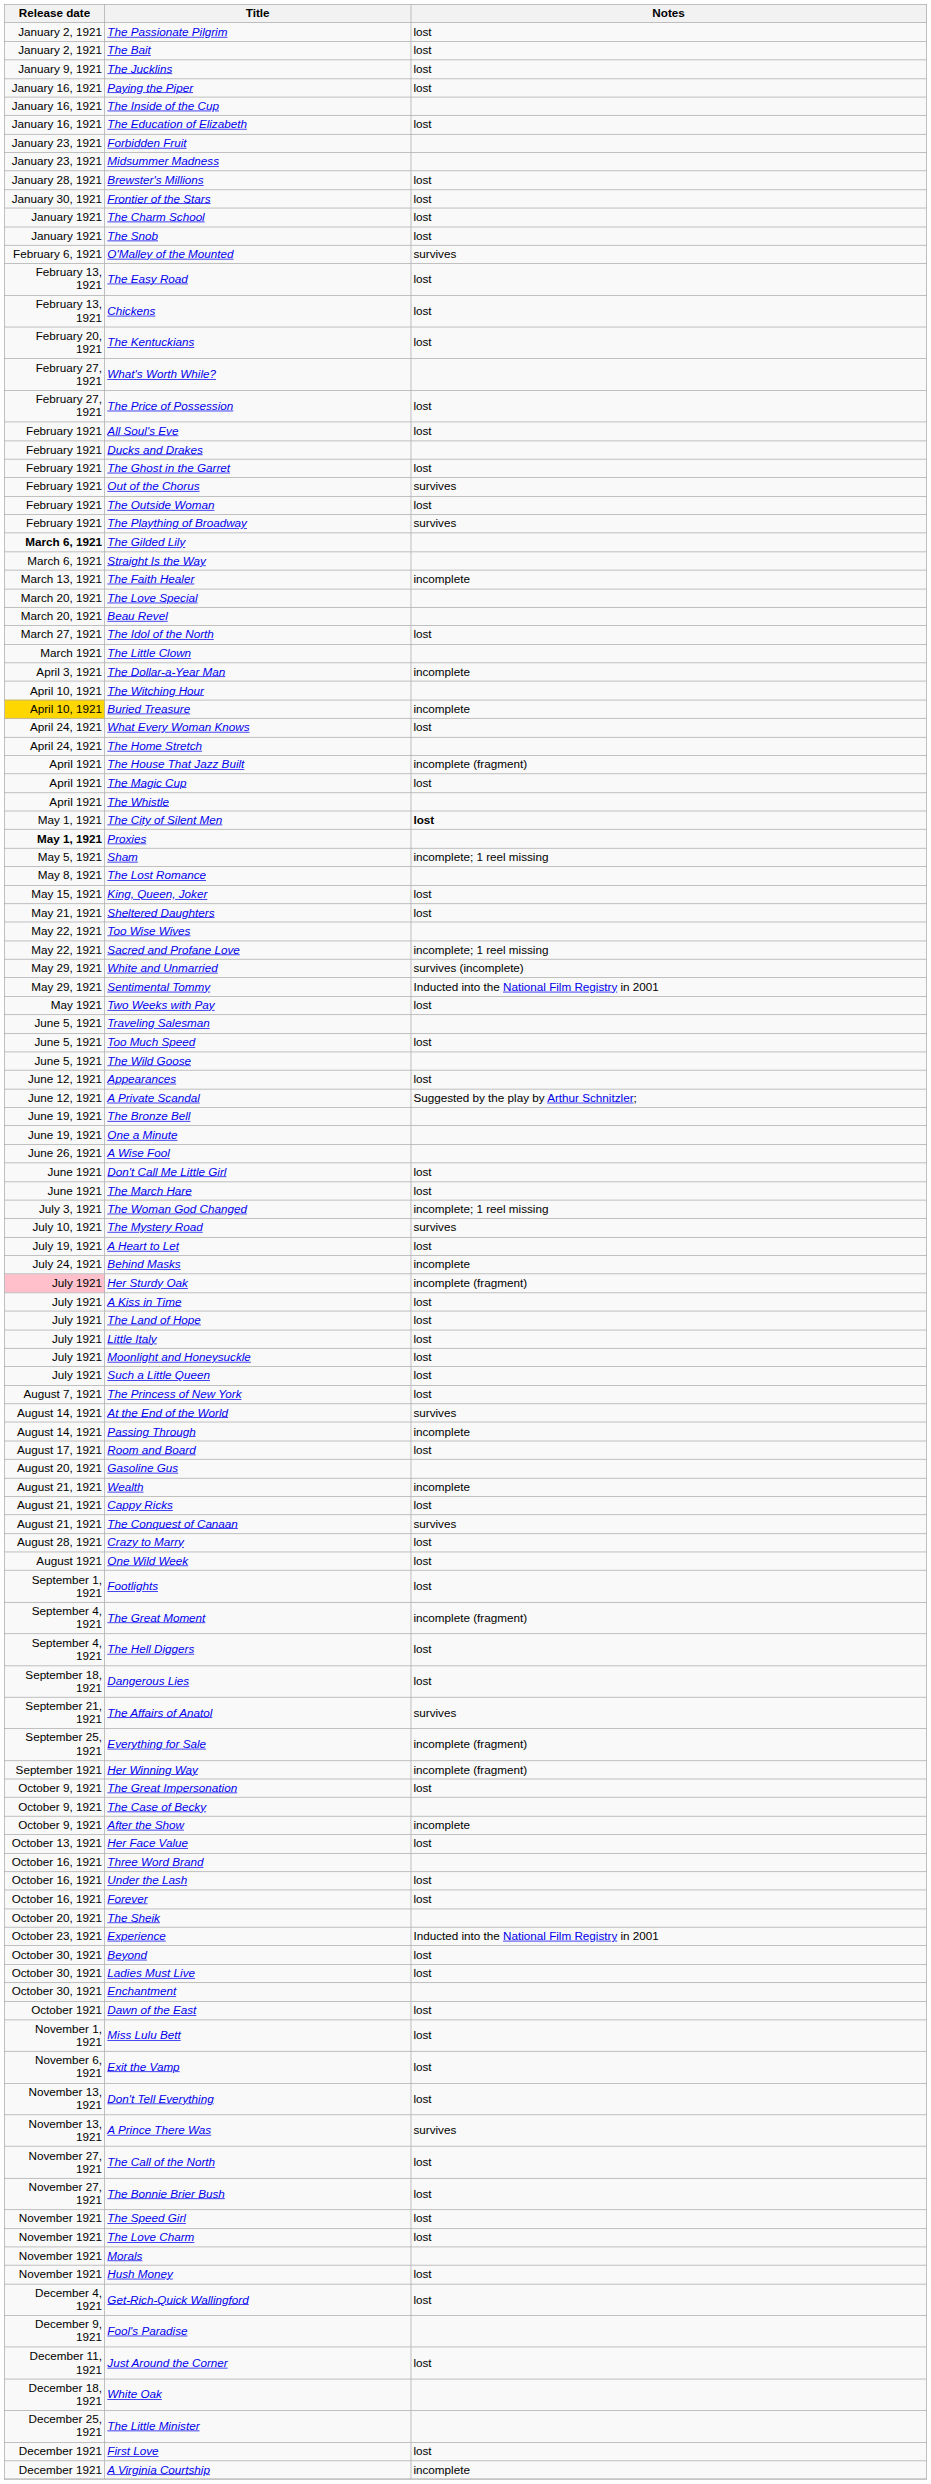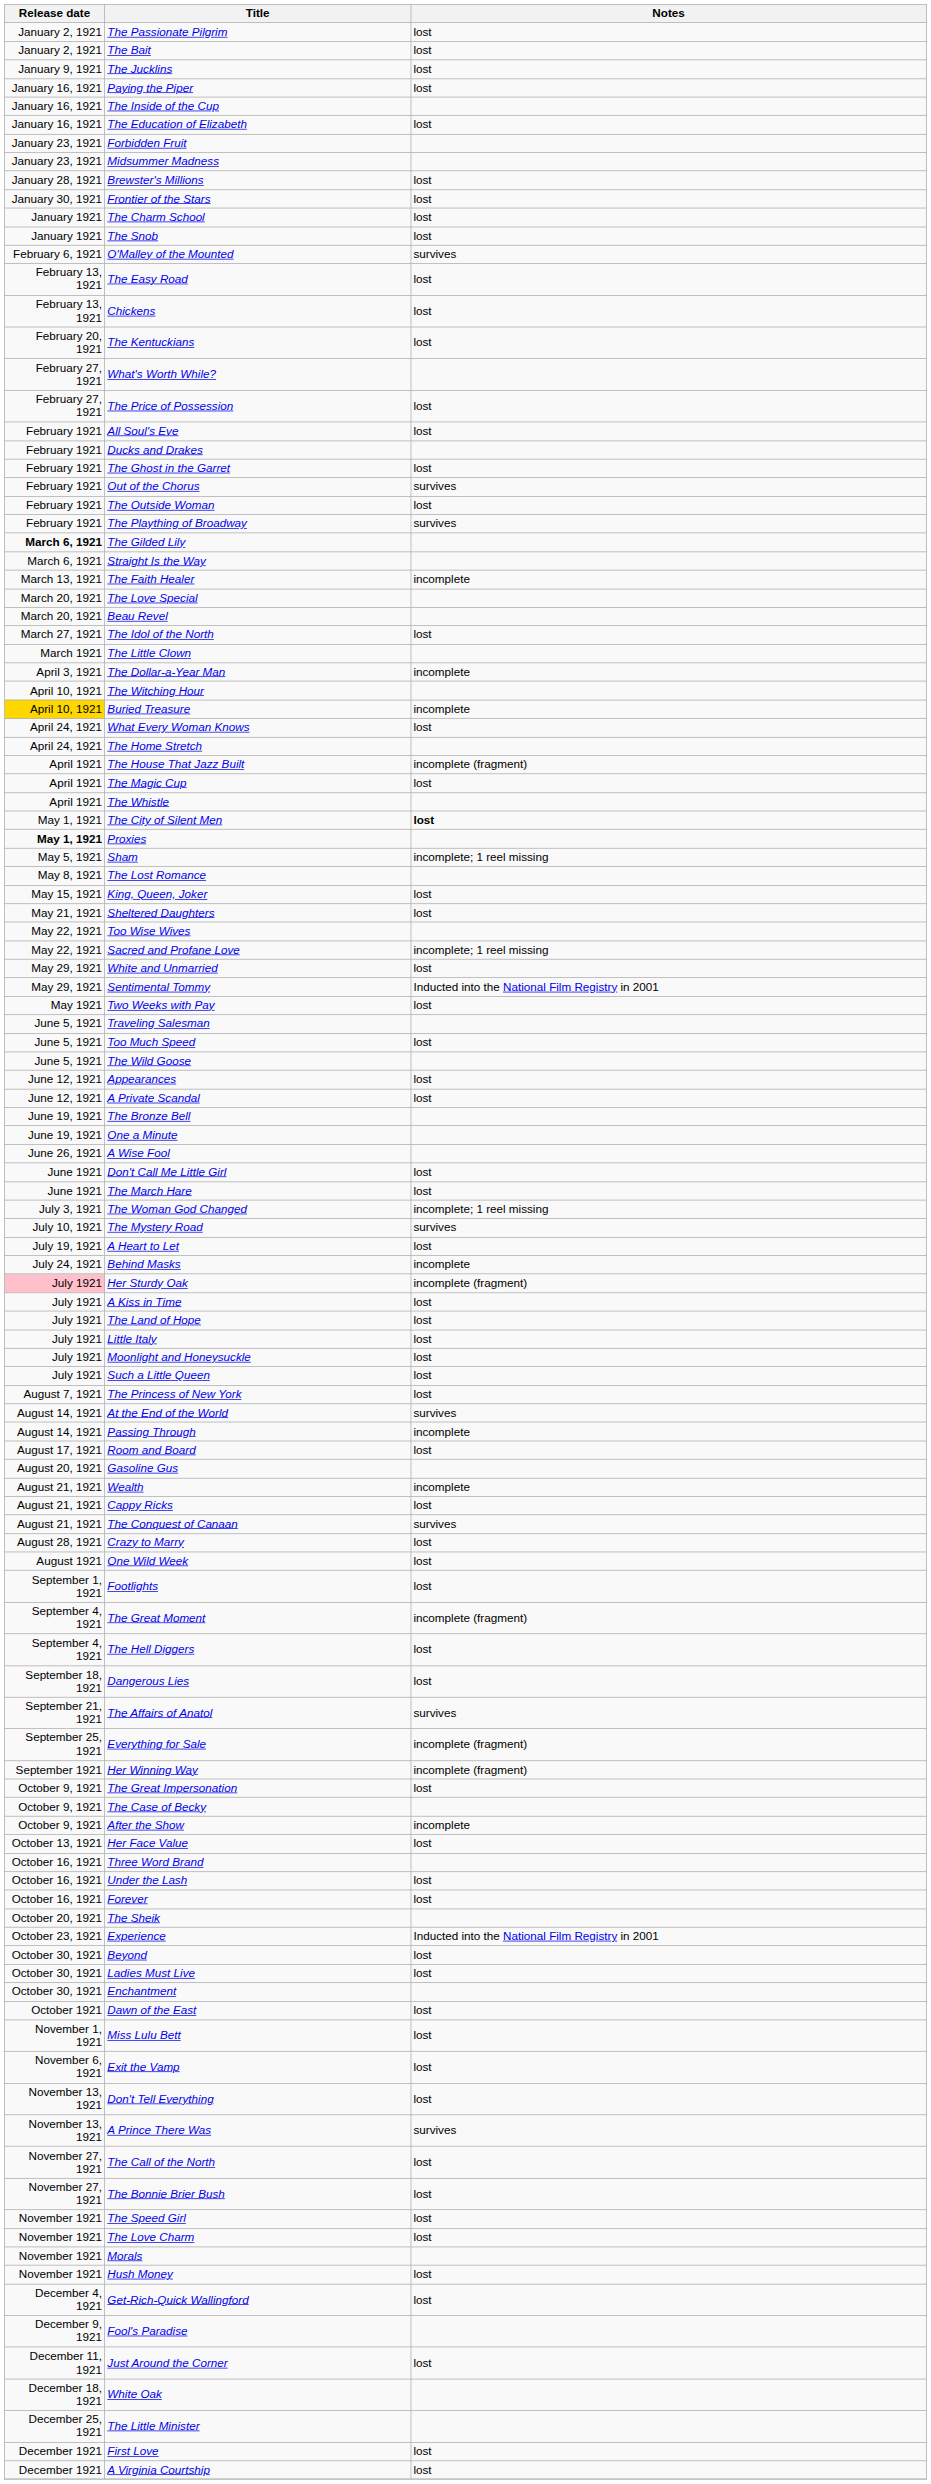(469, 968) survives (incomplete) -> (423, 968) lost
(525, 1098) Suggested by the play by Arthur Schnitzler; -> (423, 1098) lost
(442, 2470) incomplete -> (423, 2470) lost
